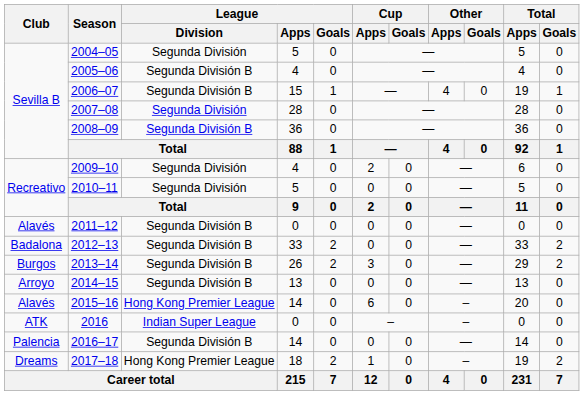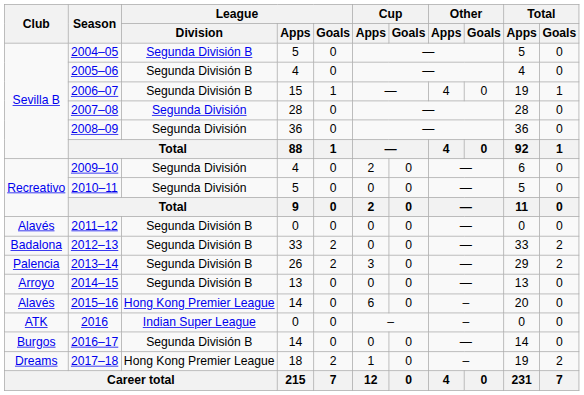(199, 52) Segunda División -> (199, 52) Segunda División B
(199, 129) Segunda División B -> (199, 129) Segunda División
(36, 264) Burgos -> (36, 264) Palencia
(36, 341) Palencia -> (36, 341) Burgos
